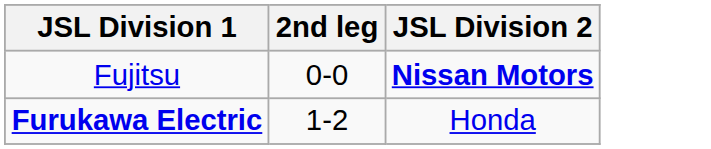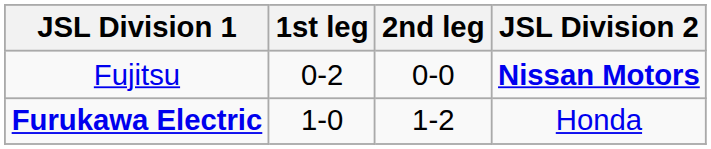+ column: (322, 27)
